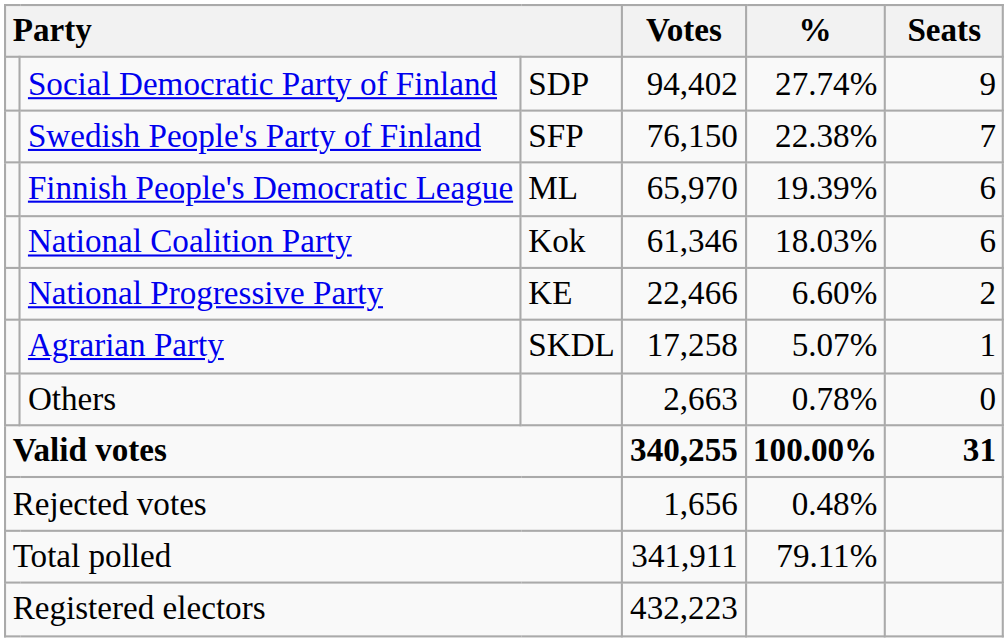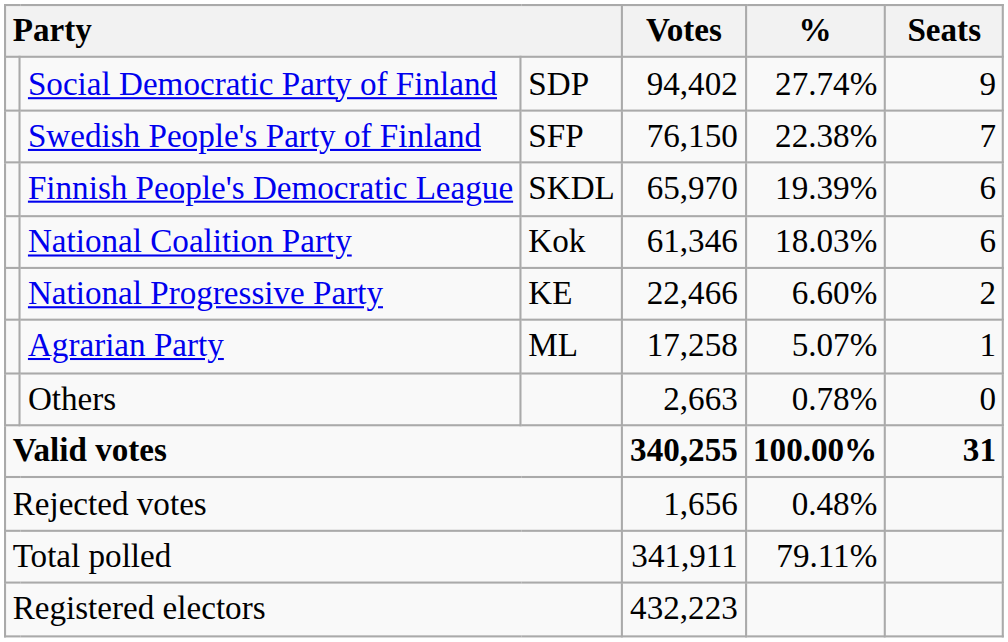(553, 188) ML -> (572, 188) SKDL
(572, 345) SKDL -> (553, 345) ML
